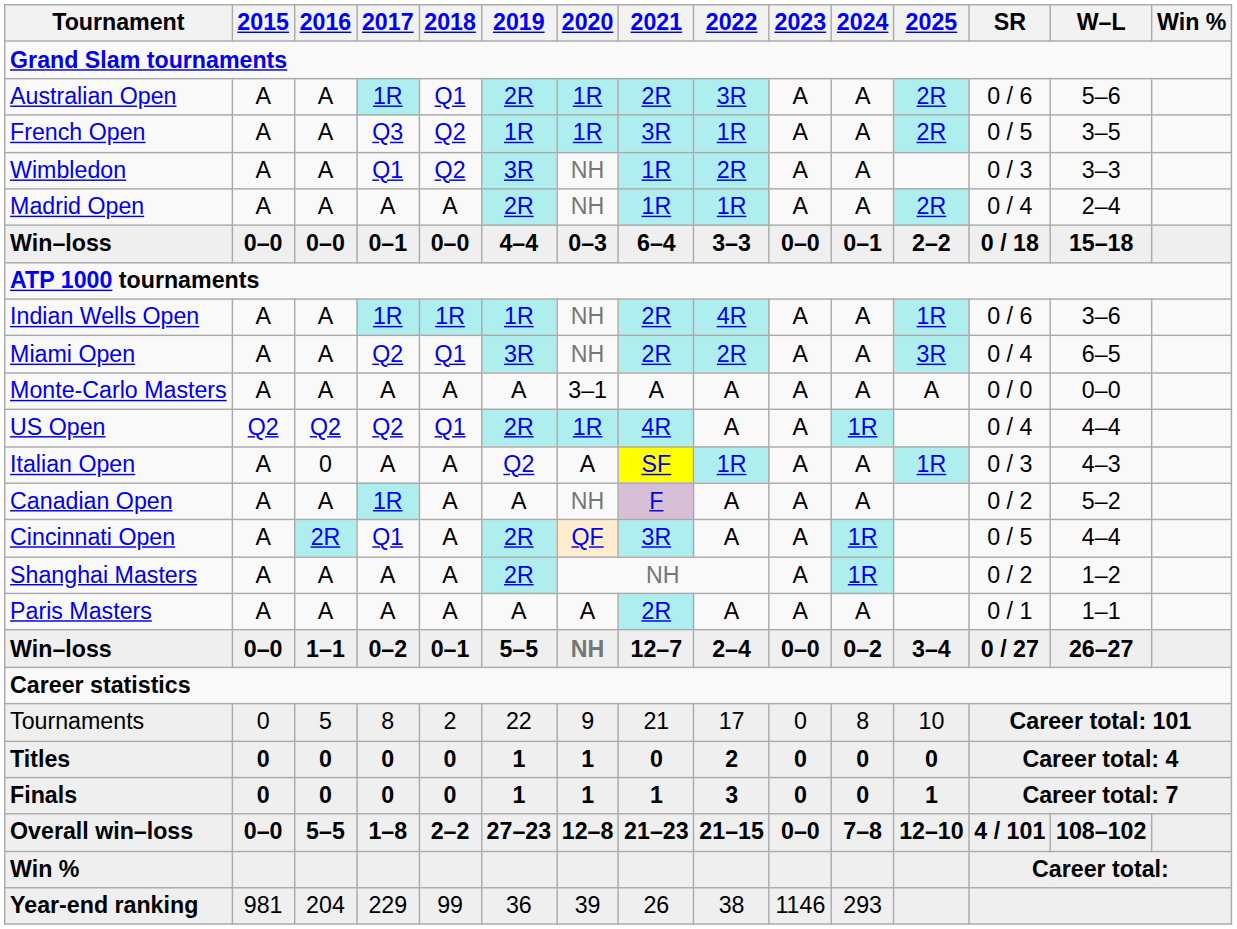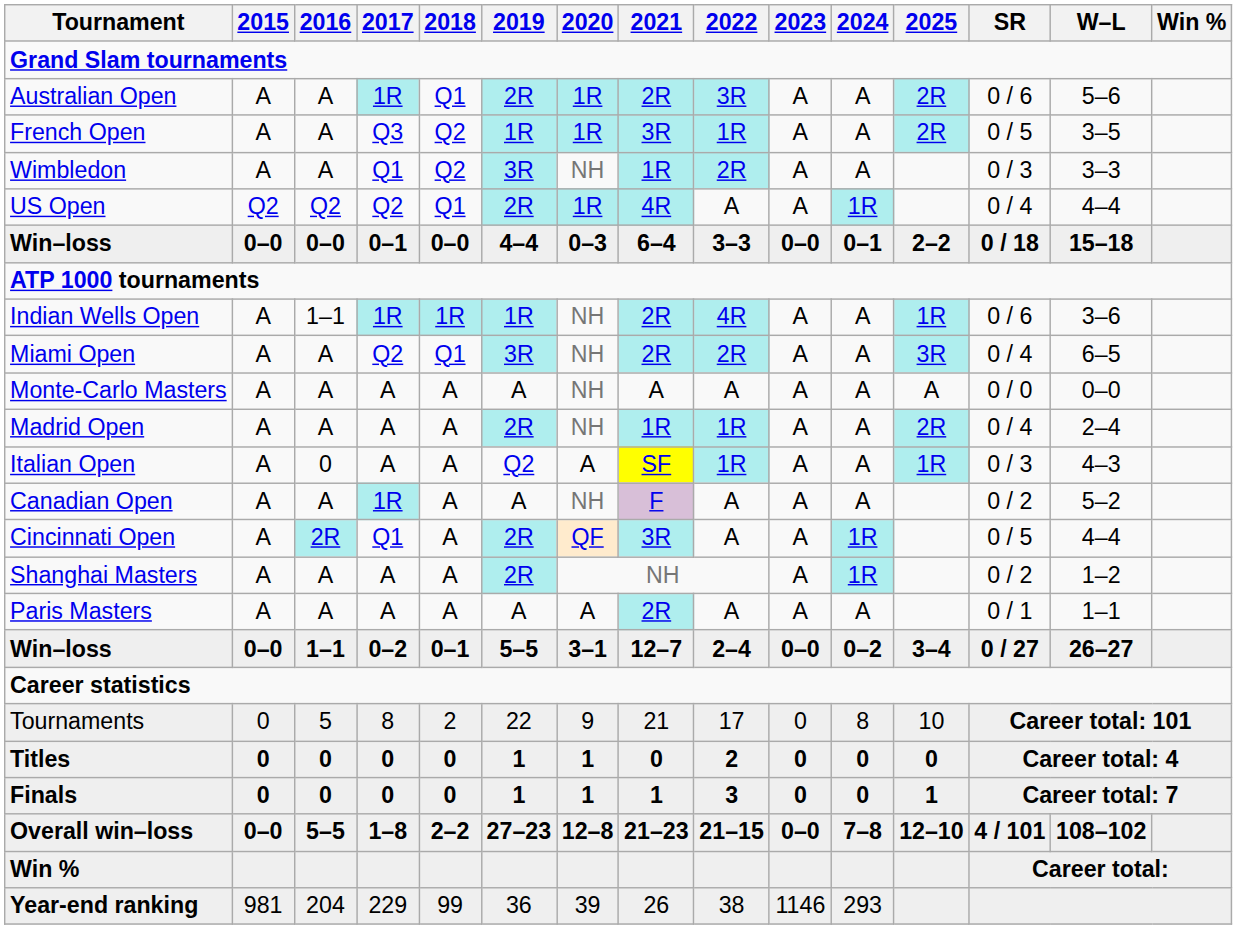rows swapped: (58, 427) <-> (77, 206)
(325, 317) A -> (325, 317) 1–1
(588, 390) 3–1 -> (588, 390) NH
(588, 648) NH -> (588, 648) 3–1
